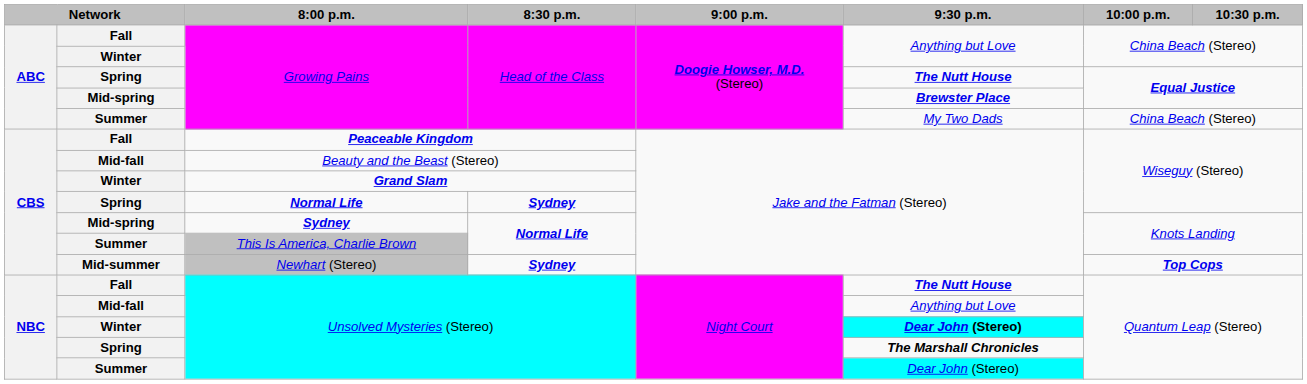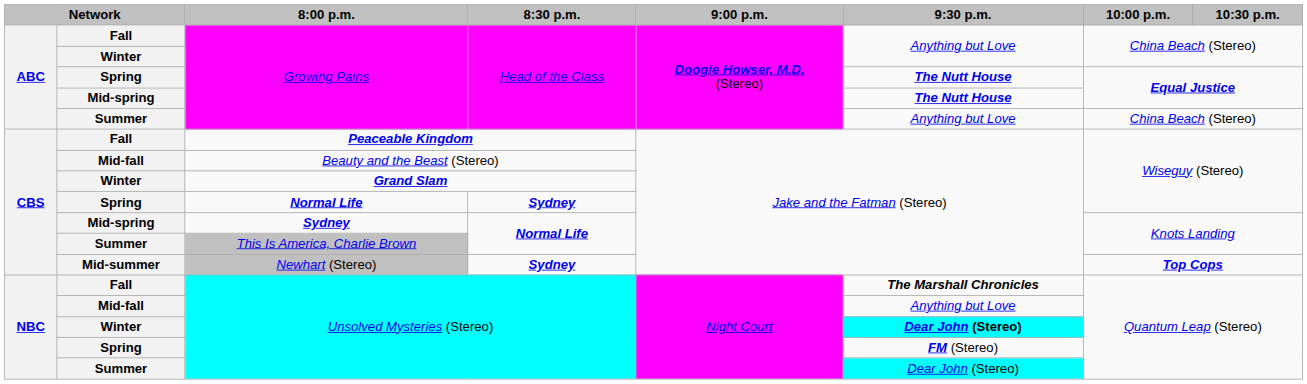(963, 98) Brewster Place -> (963, 98) The Nutt House
(963, 118) My Two Dads -> (963, 118) Anything but Love
(963, 285) The Nutt House -> (963, 285) The Marshall Chronicles
(963, 347) The Marshall Chronicles -> (963, 347) FM (Stereo)
